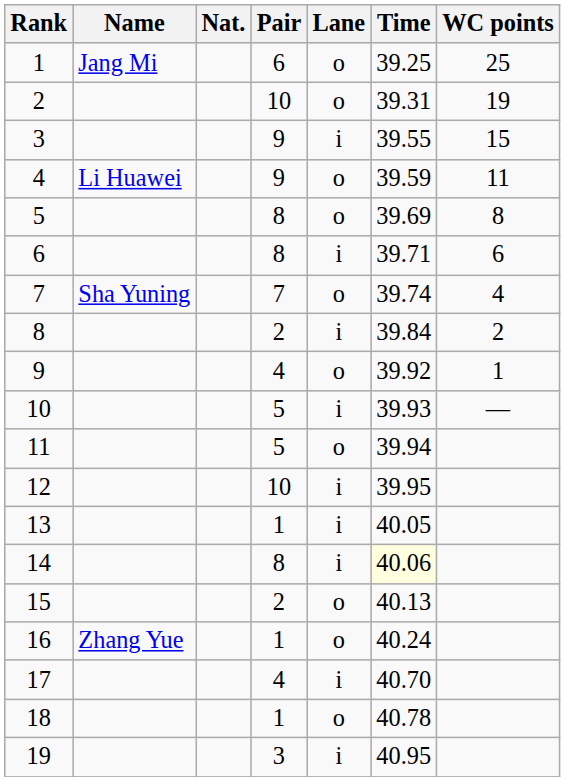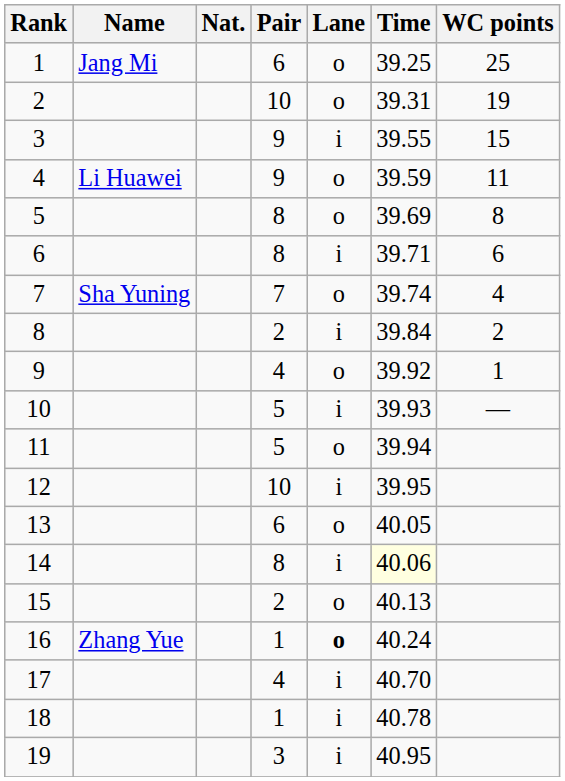(279, 525) 1 -> (279, 525) 6
(339, 525) i -> (339, 525) o
(339, 640) normal -> (339, 640) bold
(339, 718) o -> (339, 718) i
